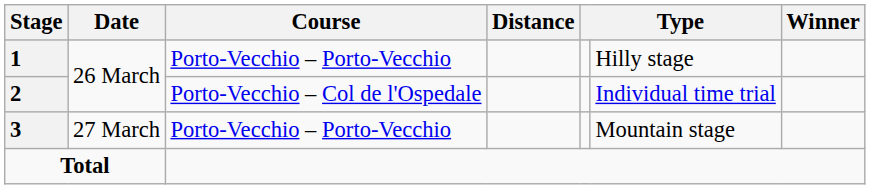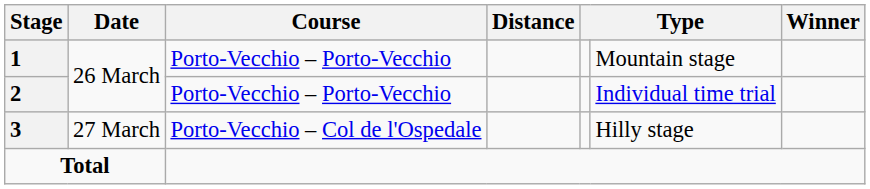(645, 58) Hilly stage -> (665, 58) Mountain stage
(326, 93) Porto-Vecchio – Col de l'Ospedale -> (311, 93) Porto-Vecchio – Porto-Vecchio
(311, 129) Porto-Vecchio – Porto-Vecchio -> (326, 129) Porto-Vecchio – Col de l'Ospedale
(665, 129) Mountain stage -> (645, 129) Hilly stage
